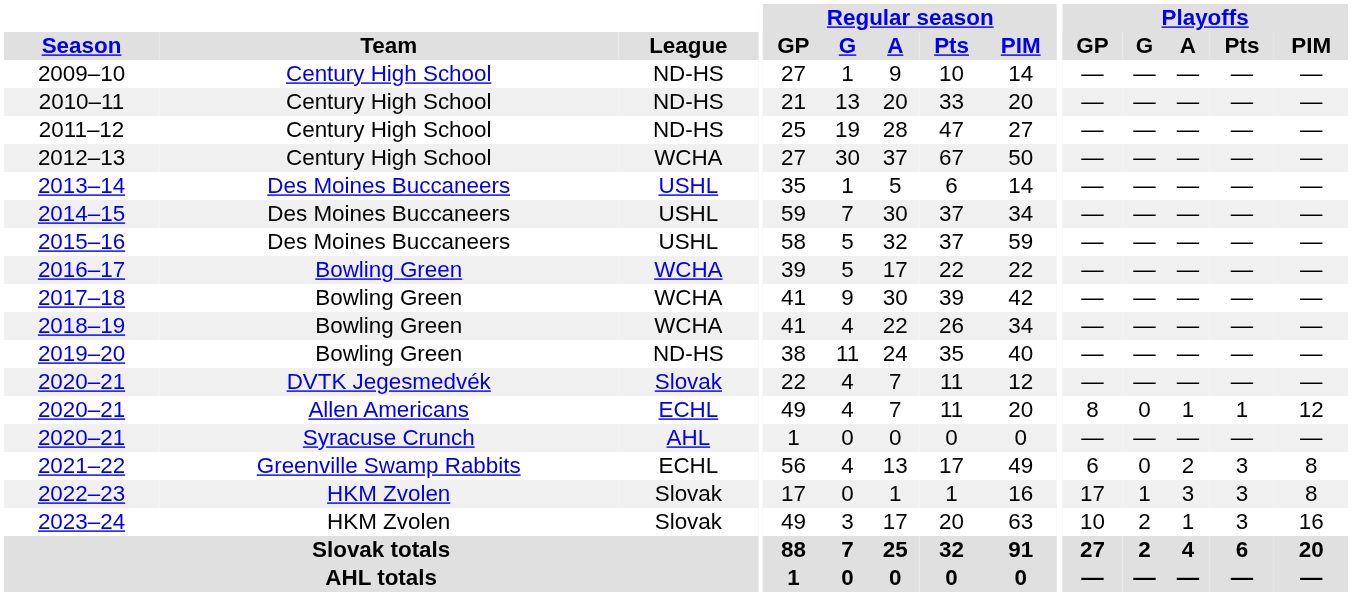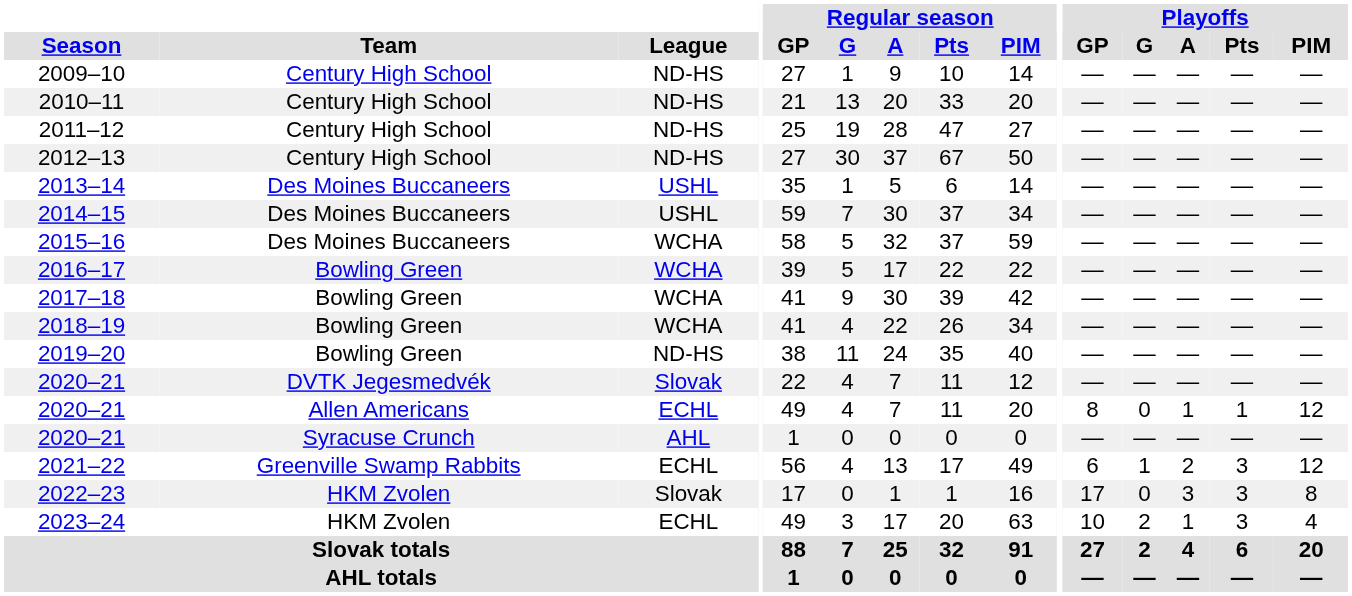(688, 157) WCHA -> (688, 157) ND-HS
(688, 241) USHL -> (688, 241) WCHA
(1144, 465) 0 -> (1144, 465) 1
(1311, 465) 8 -> (1311, 465) 12
(1144, 493) 1 -> (1144, 493) 0
(688, 521) Slovak -> (688, 521) ECHL
(1311, 521) 16 -> (1311, 521) 4
